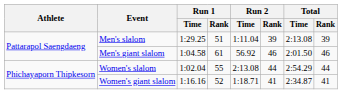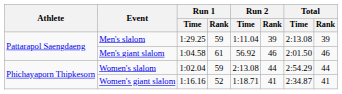(219, 39) 51 -> (219, 39) 59
(219, 68) 55 -> (219, 68) 59
